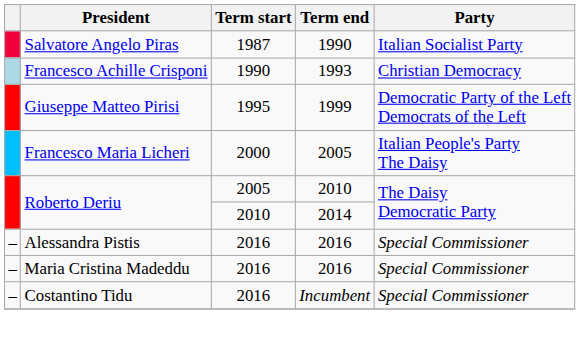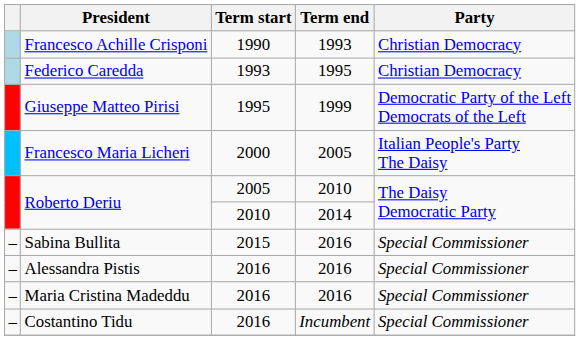- row: (102, 44)
+ row: (84, 71)
+ row: (72, 242)
